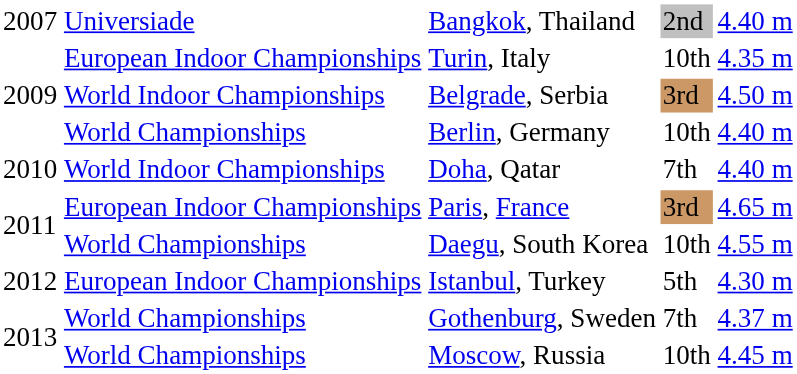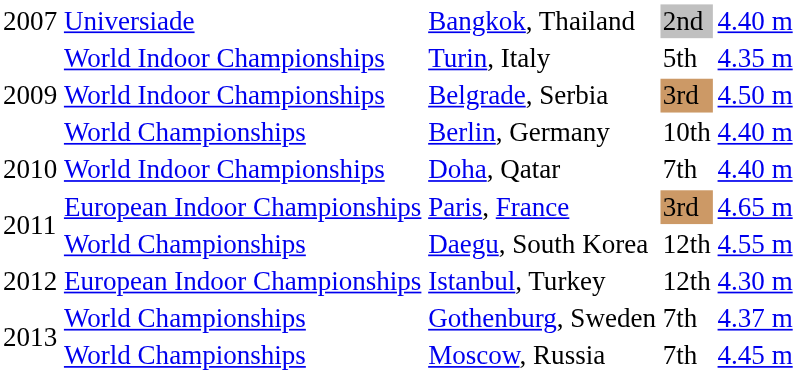(243, 58) European Indoor Championships -> (224, 58) World Indoor Championships
(687, 58) 10th -> (680, 58) 5th
(687, 244) 10th -> (687, 244) 12th
(680, 281) 5th -> (687, 281) 12th
(687, 355) 10th -> (680, 355) 7th
